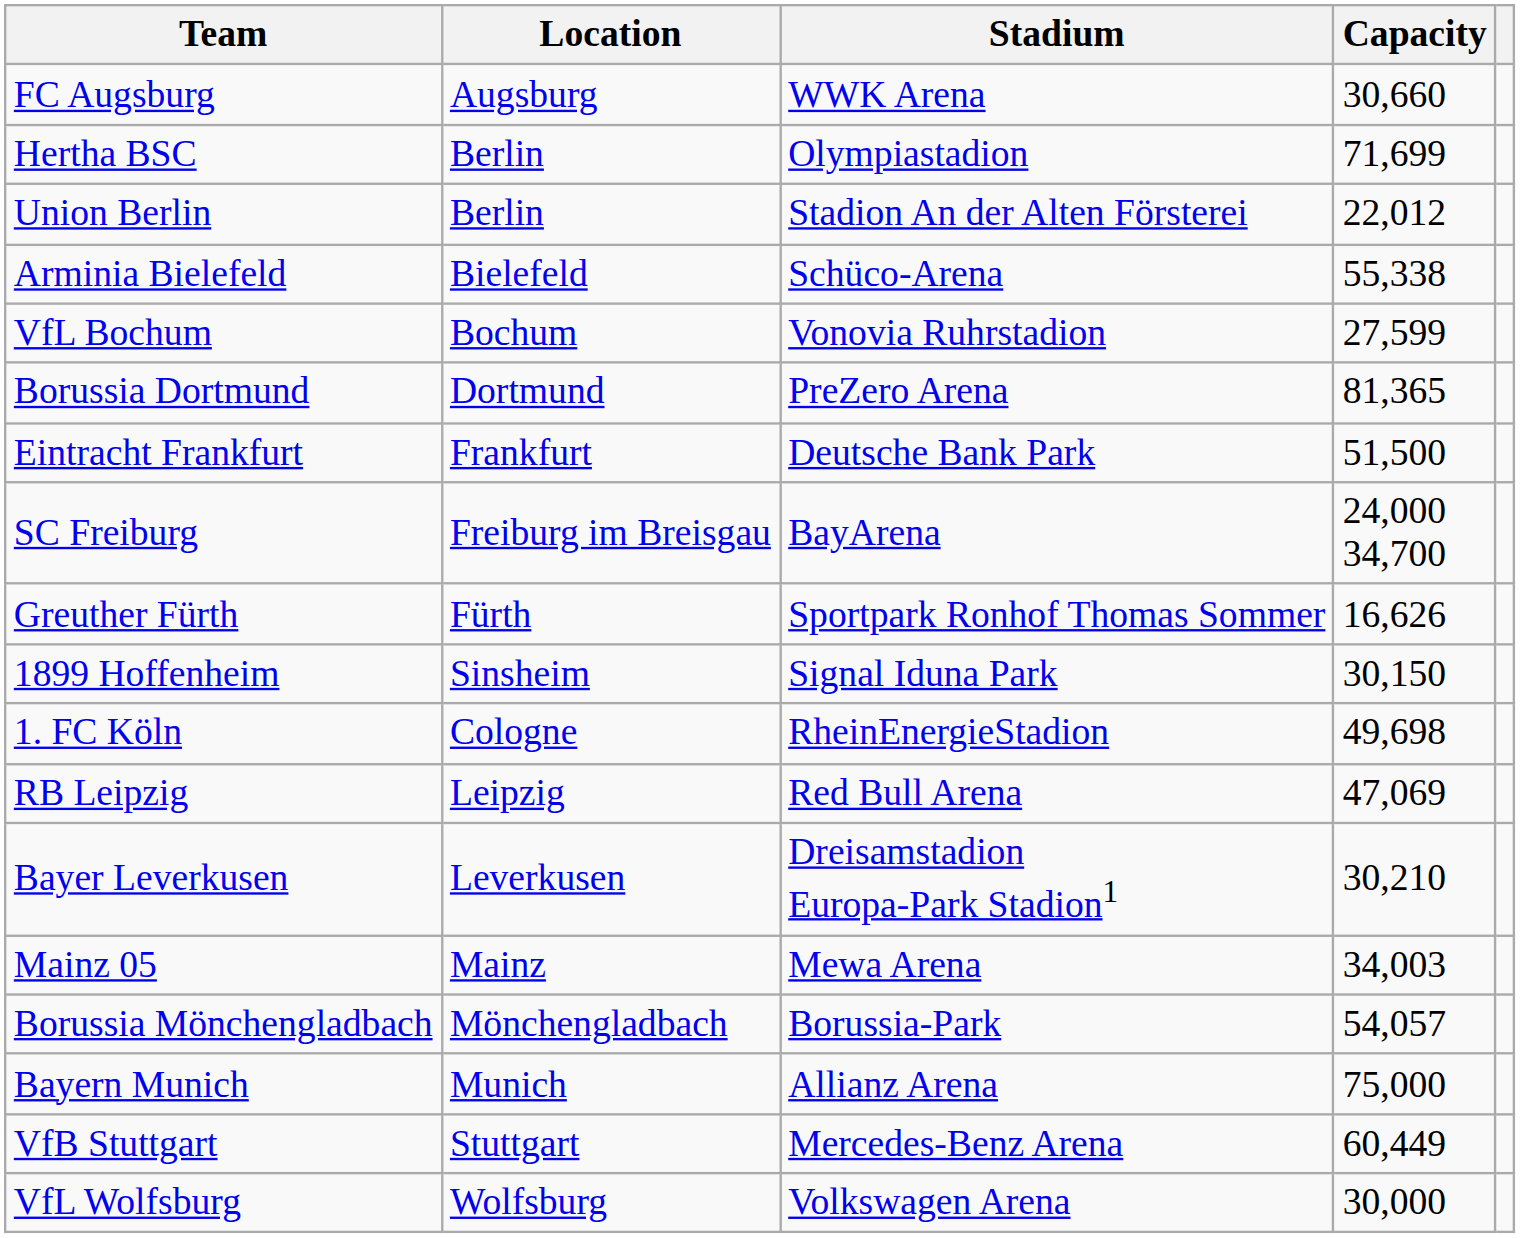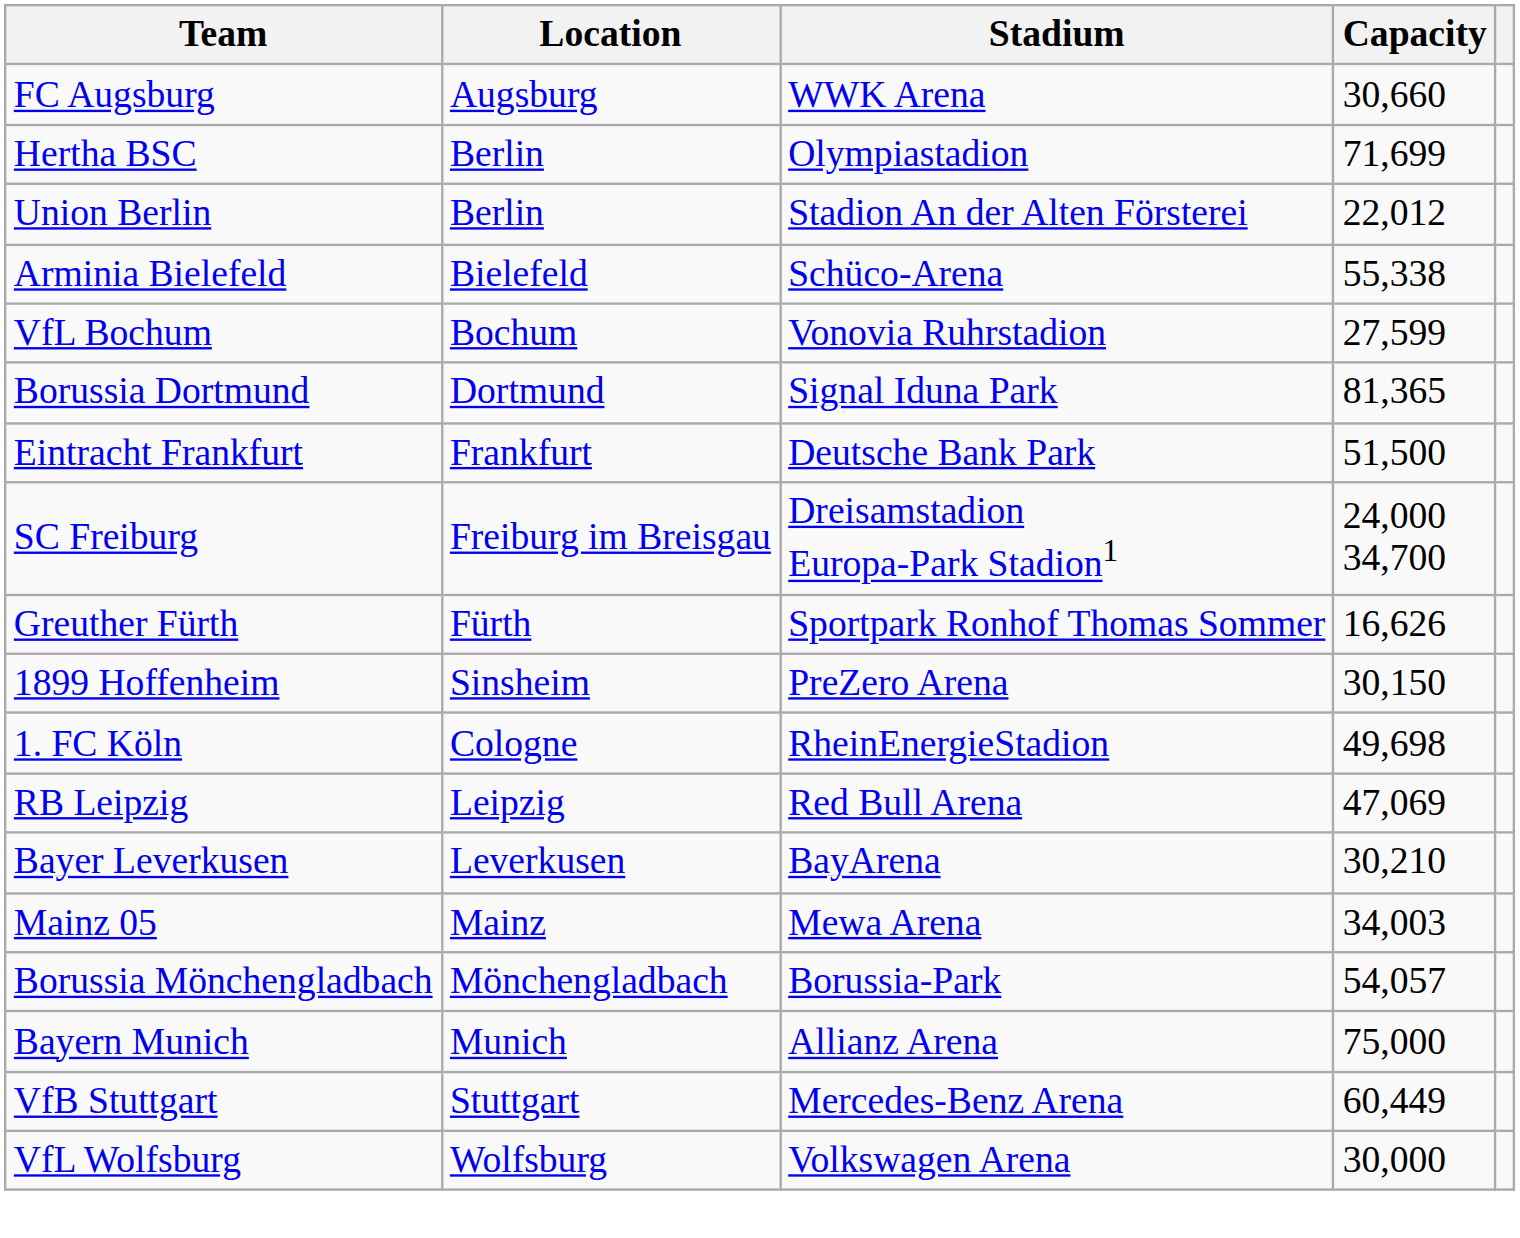(898, 392) PreZero Arena -> (923, 392) Signal Iduna Park
(864, 532) BayArena -> (953, 537) Dreisamstadion Europa-Park Stadion1
(923, 672) Signal Iduna Park -> (898, 683) PreZero Arena
(953, 878) Dreisamstadion Europa-Park Stadion1 -> (864, 861) BayArena
